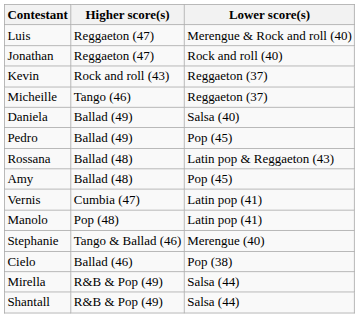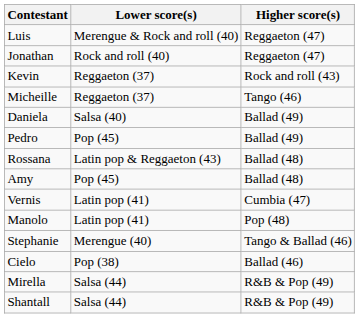columns swapped: (128, 14) <-> (269, 14)
